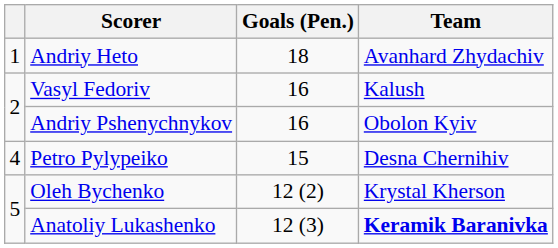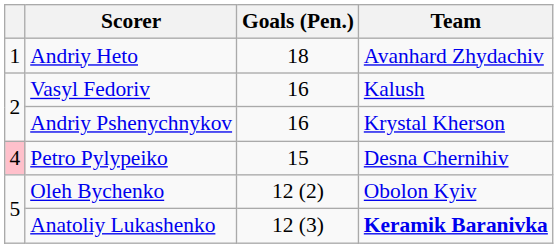(420, 123) Obolon Kyiv -> (434, 123) Krystal Kherson
(15, 157) no background -> (15, 157) pink background
(434, 191) Krystal Kherson -> (420, 191) Obolon Kyiv
